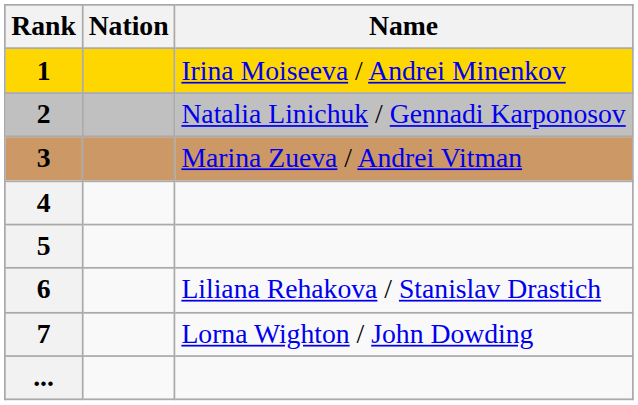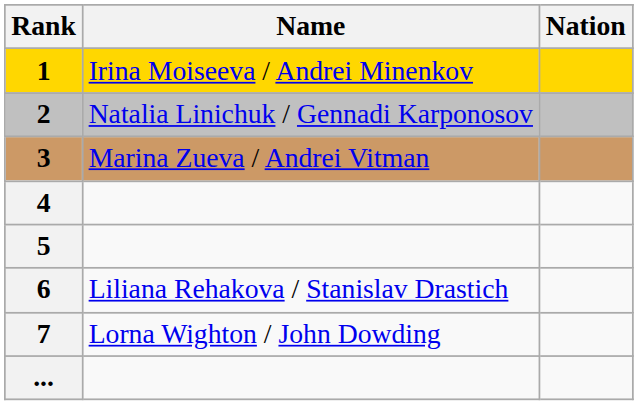columns swapped: (404, 26) <-> (129, 26)
